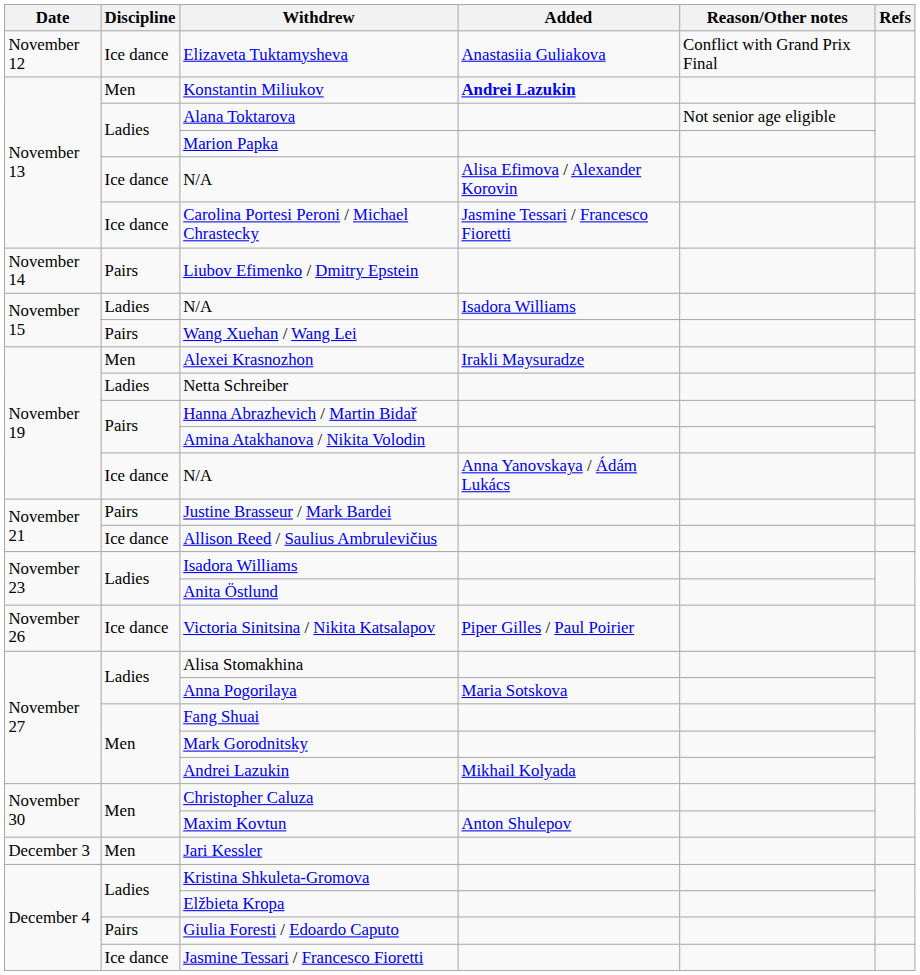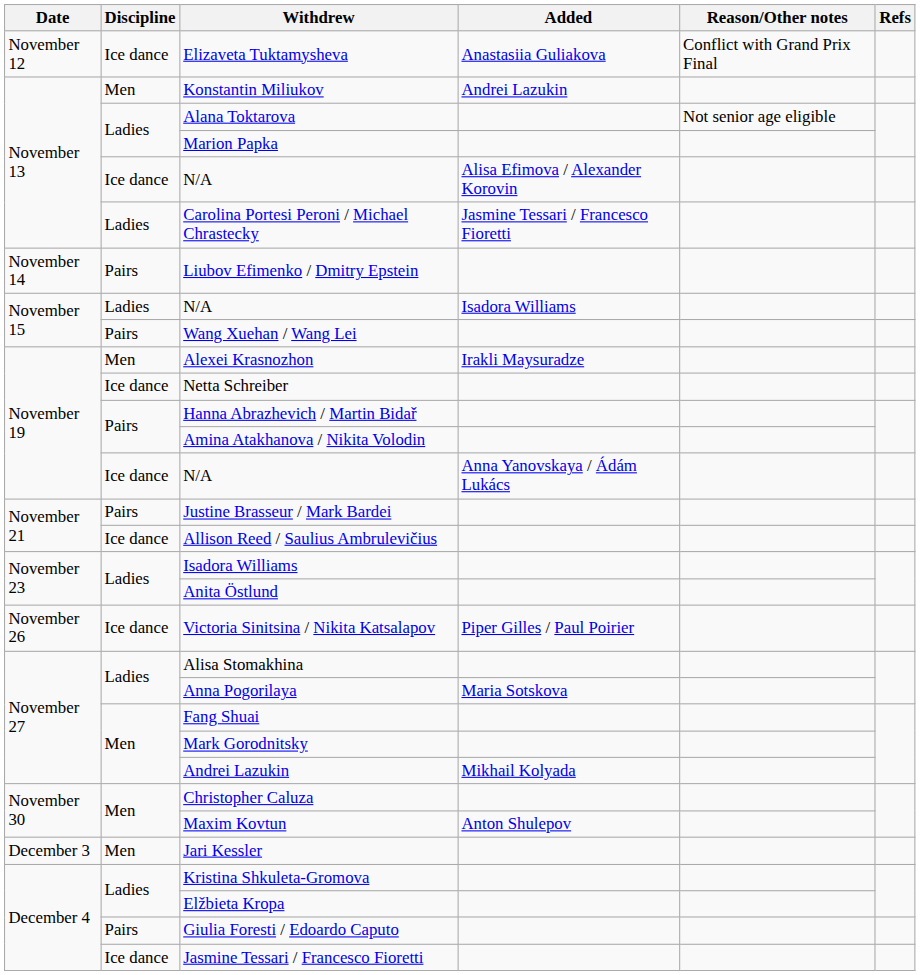(518, 90) bold -> (514, 90) normal
(136, 224) Ice dance -> (127, 224) Ladies
(127, 386) Ladies -> (136, 386) Ice dance
